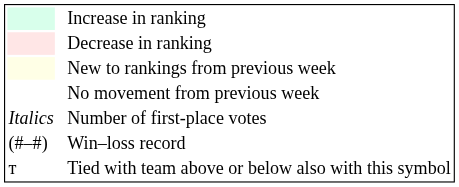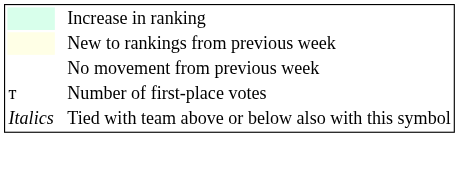- row: (140, 43)
(31, 118) Italics -> (12, 93) т
- row: (126, 142)
(12, 167) т -> (31, 118) Italics
